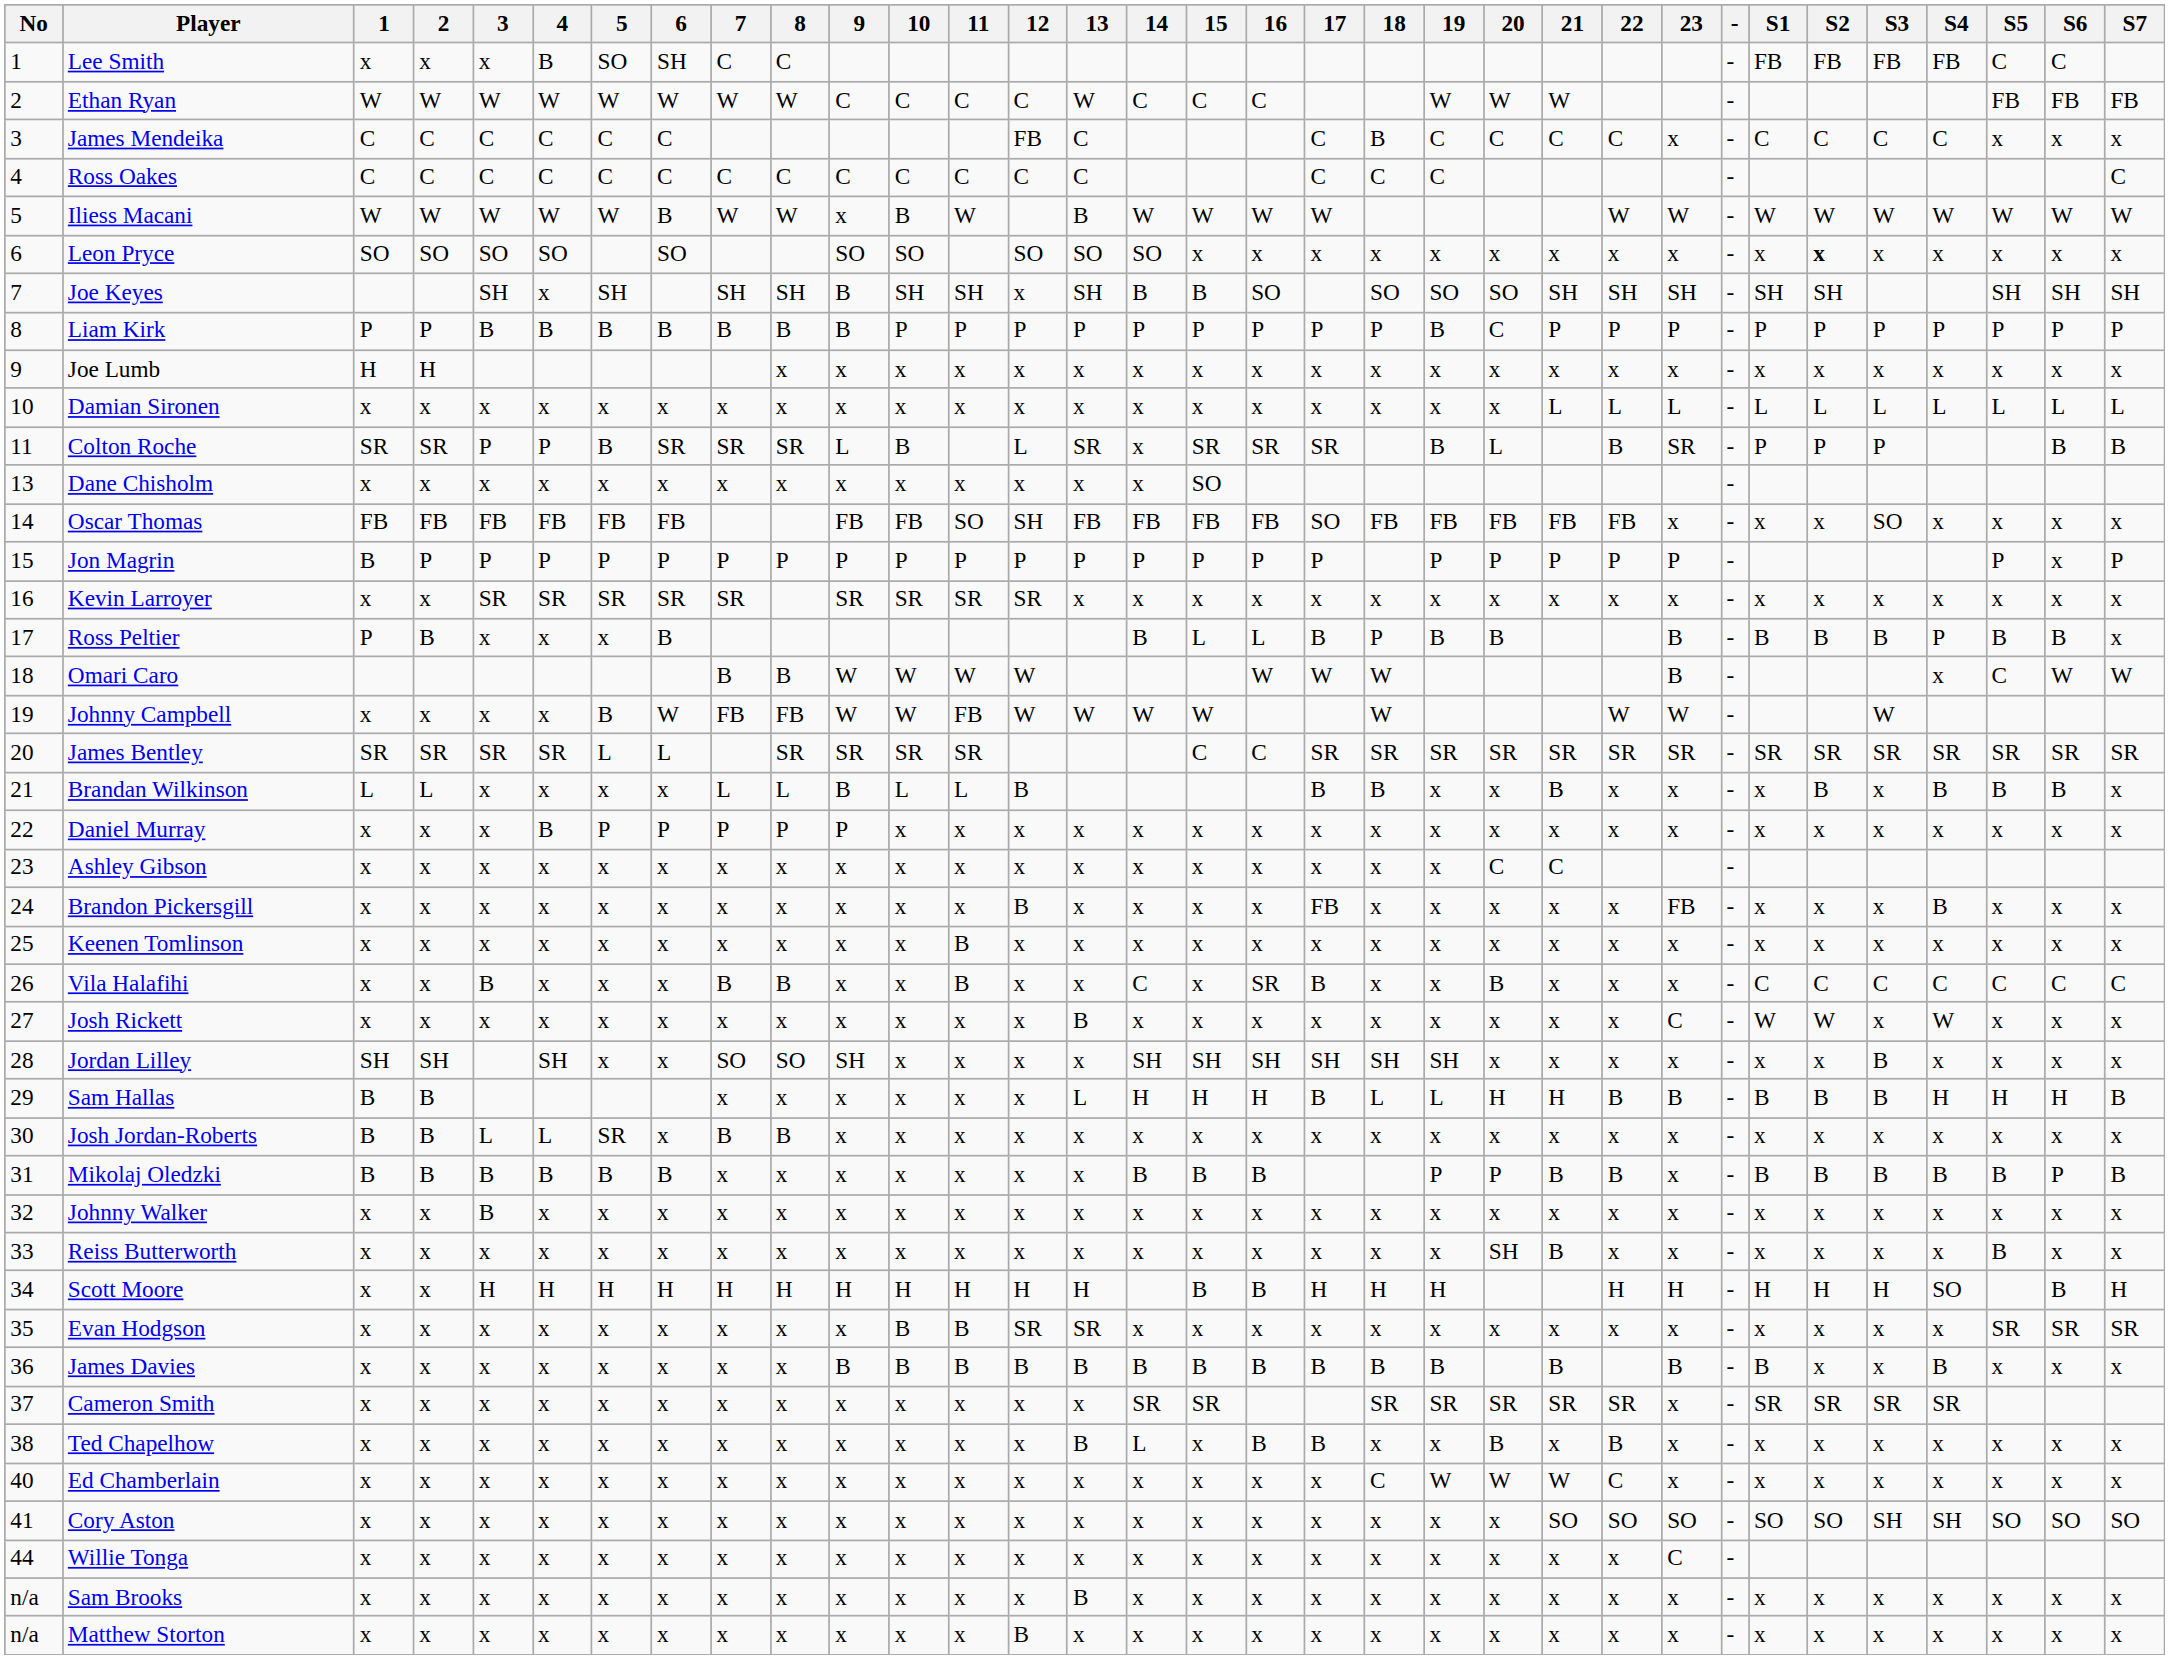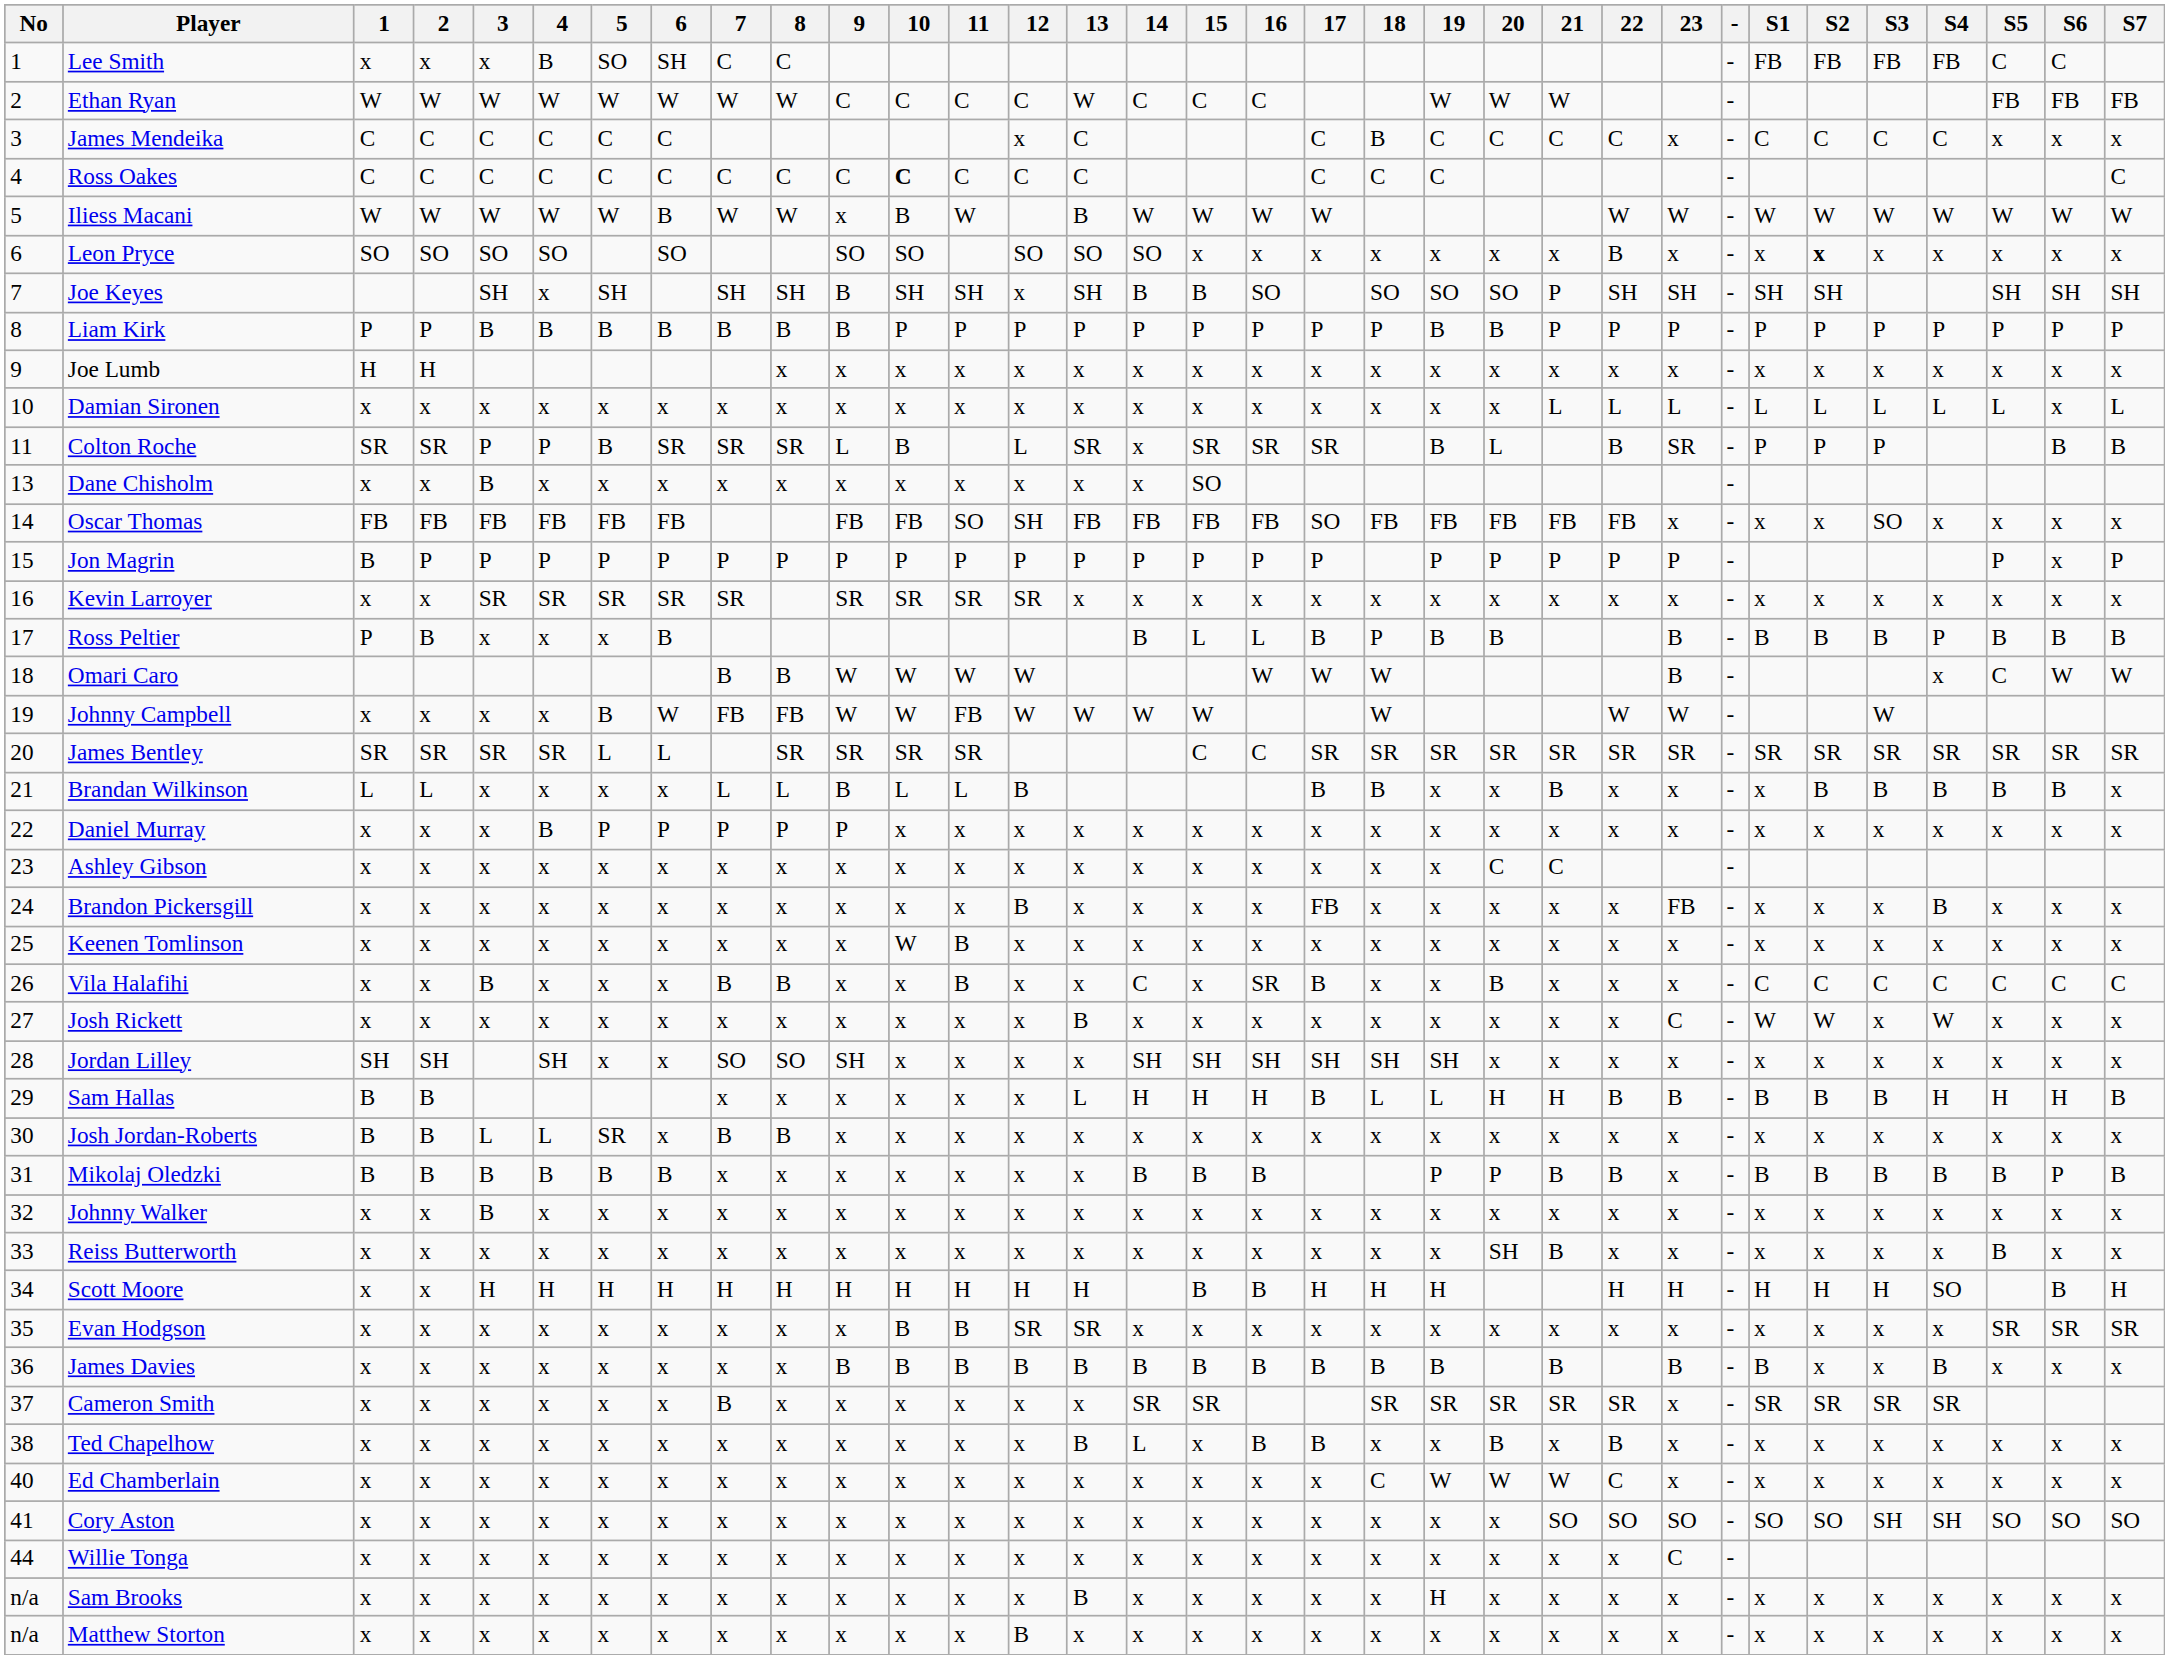(1028, 138) FB -> (1019, 138) x
(902, 176) normal -> (903, 176) bold
(1614, 253) x -> (1615, 253) B
(1563, 291) SH -> (1555, 291) P
(1497, 330) C -> (1497, 330) B
(2058, 406) L -> (2057, 406) x
(484, 483) x -> (486, 483) B
(2116, 637) x -> (2118, 637) B
(1879, 790) x -> (1880, 790) B
(900, 944) x -> (906, 944) W
(1880, 1059) B -> (1879, 1059) x
(722, 1404) x -> (724, 1404) B
(1435, 1596) x -> (1438, 1596) H
